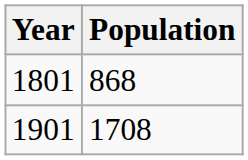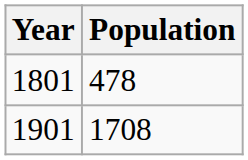(113, 79) 868 -> (113, 79) 478
